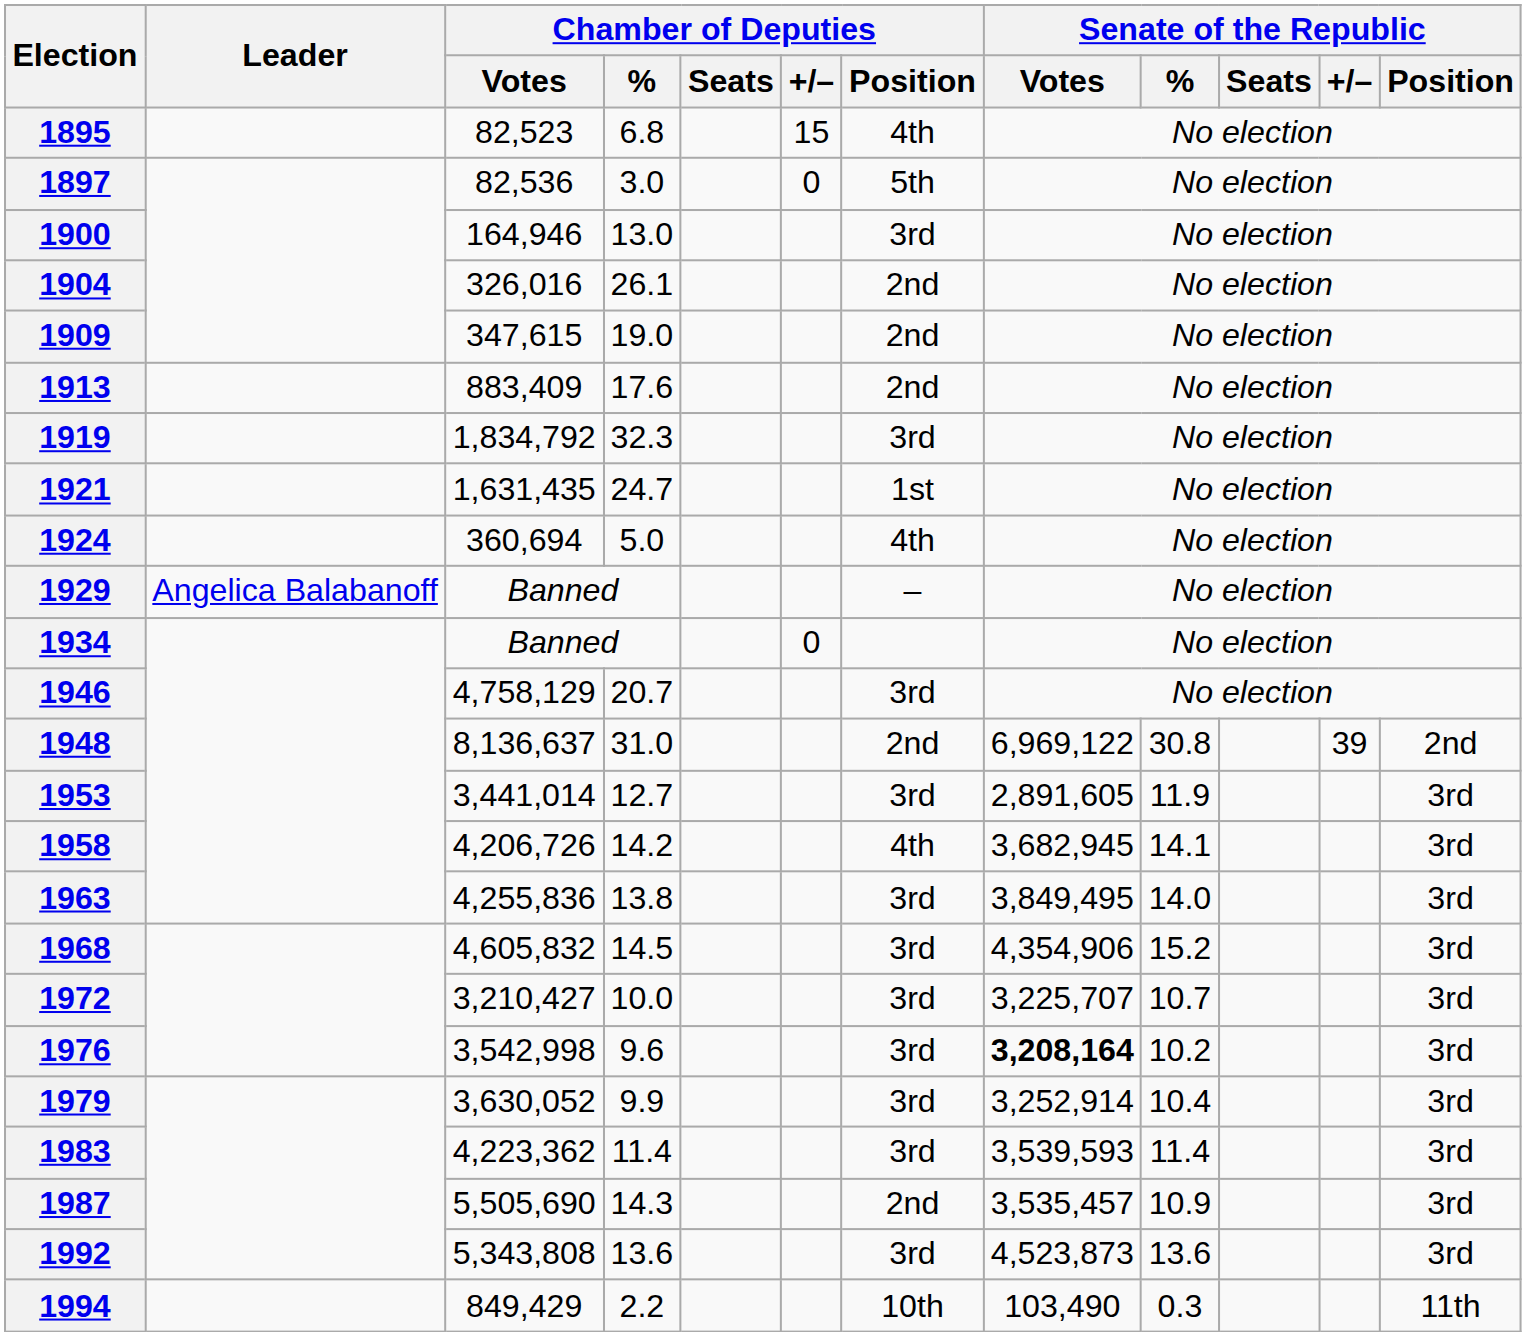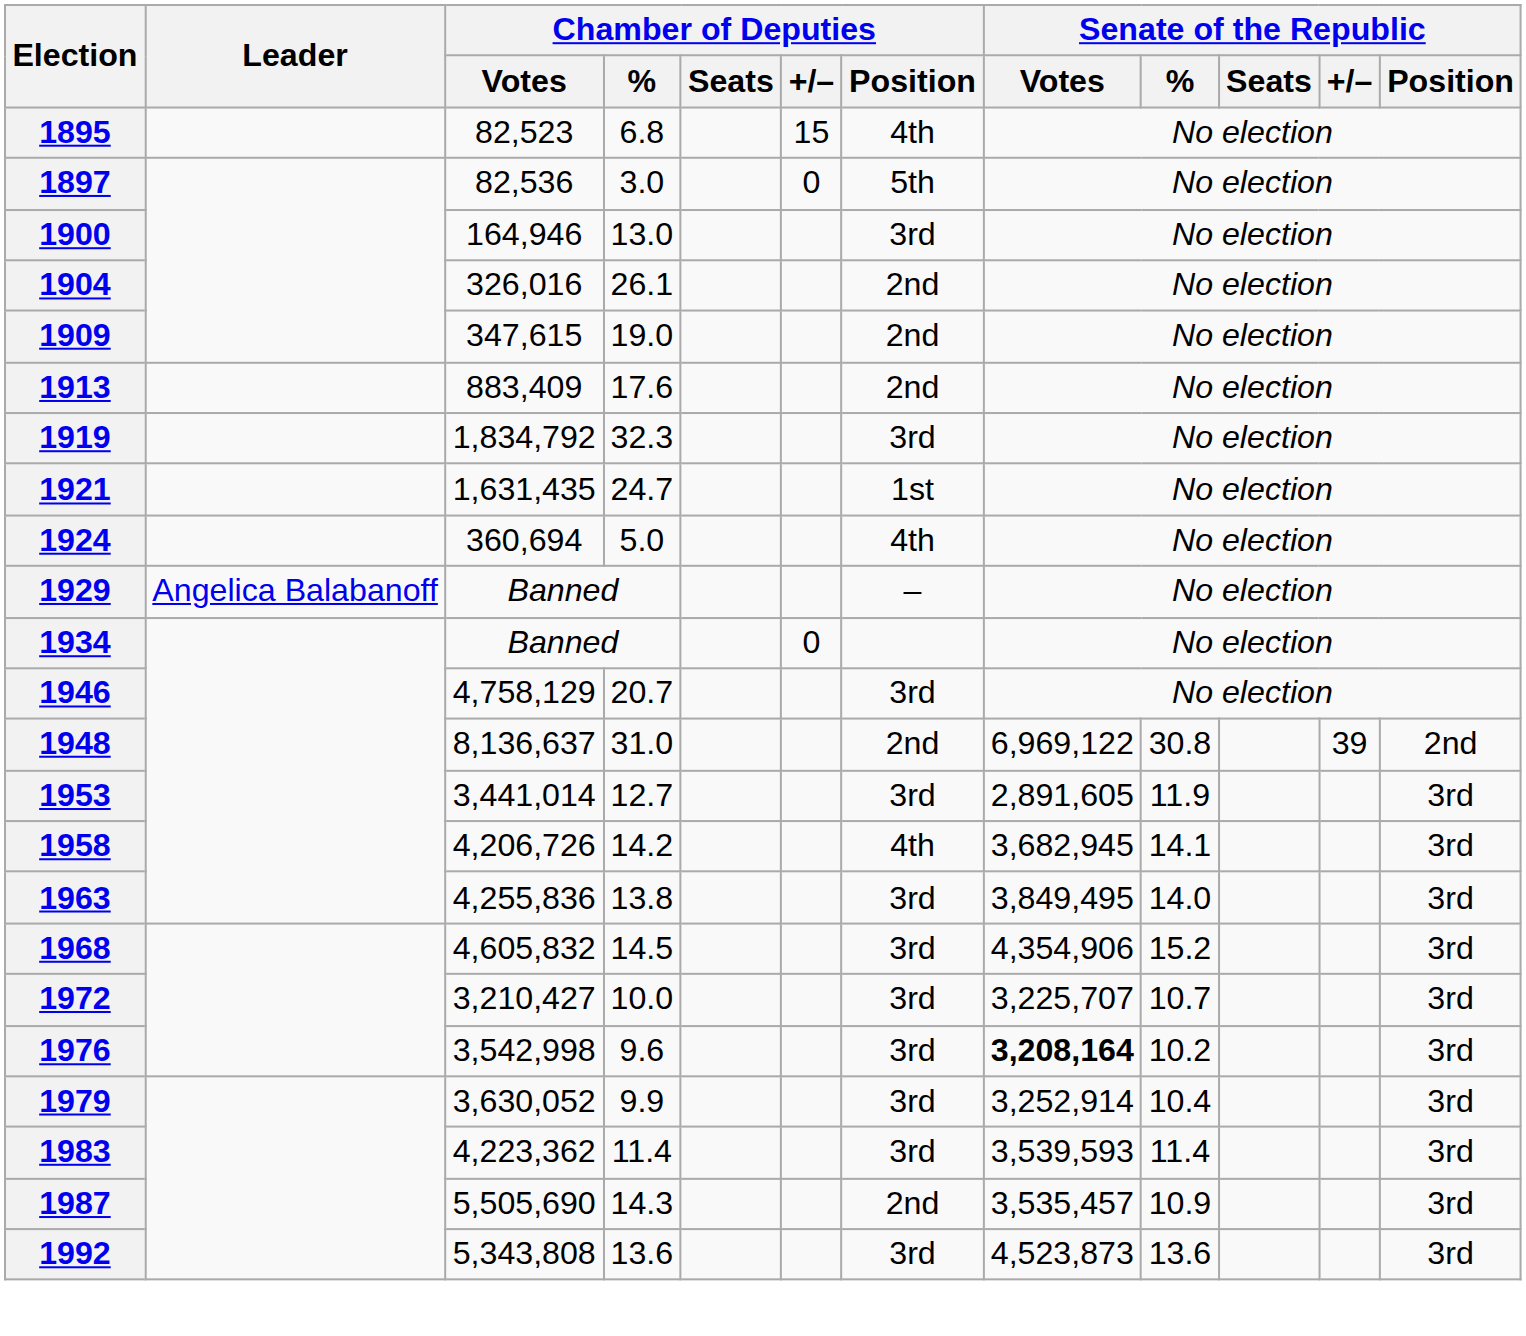- row: (75, 1305)
